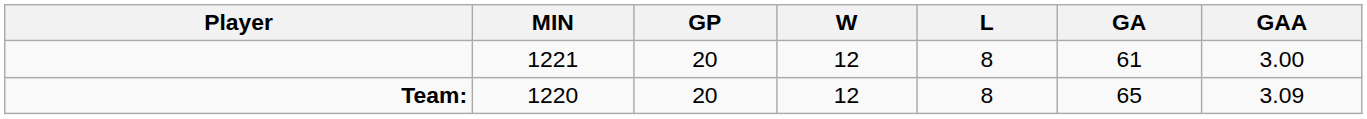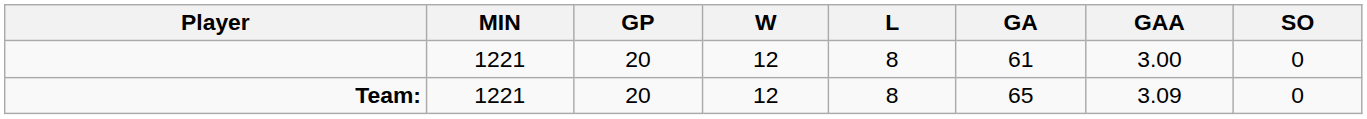+ column: (1298, 22)
(553, 95) 1220 -> (500, 95) 1221
